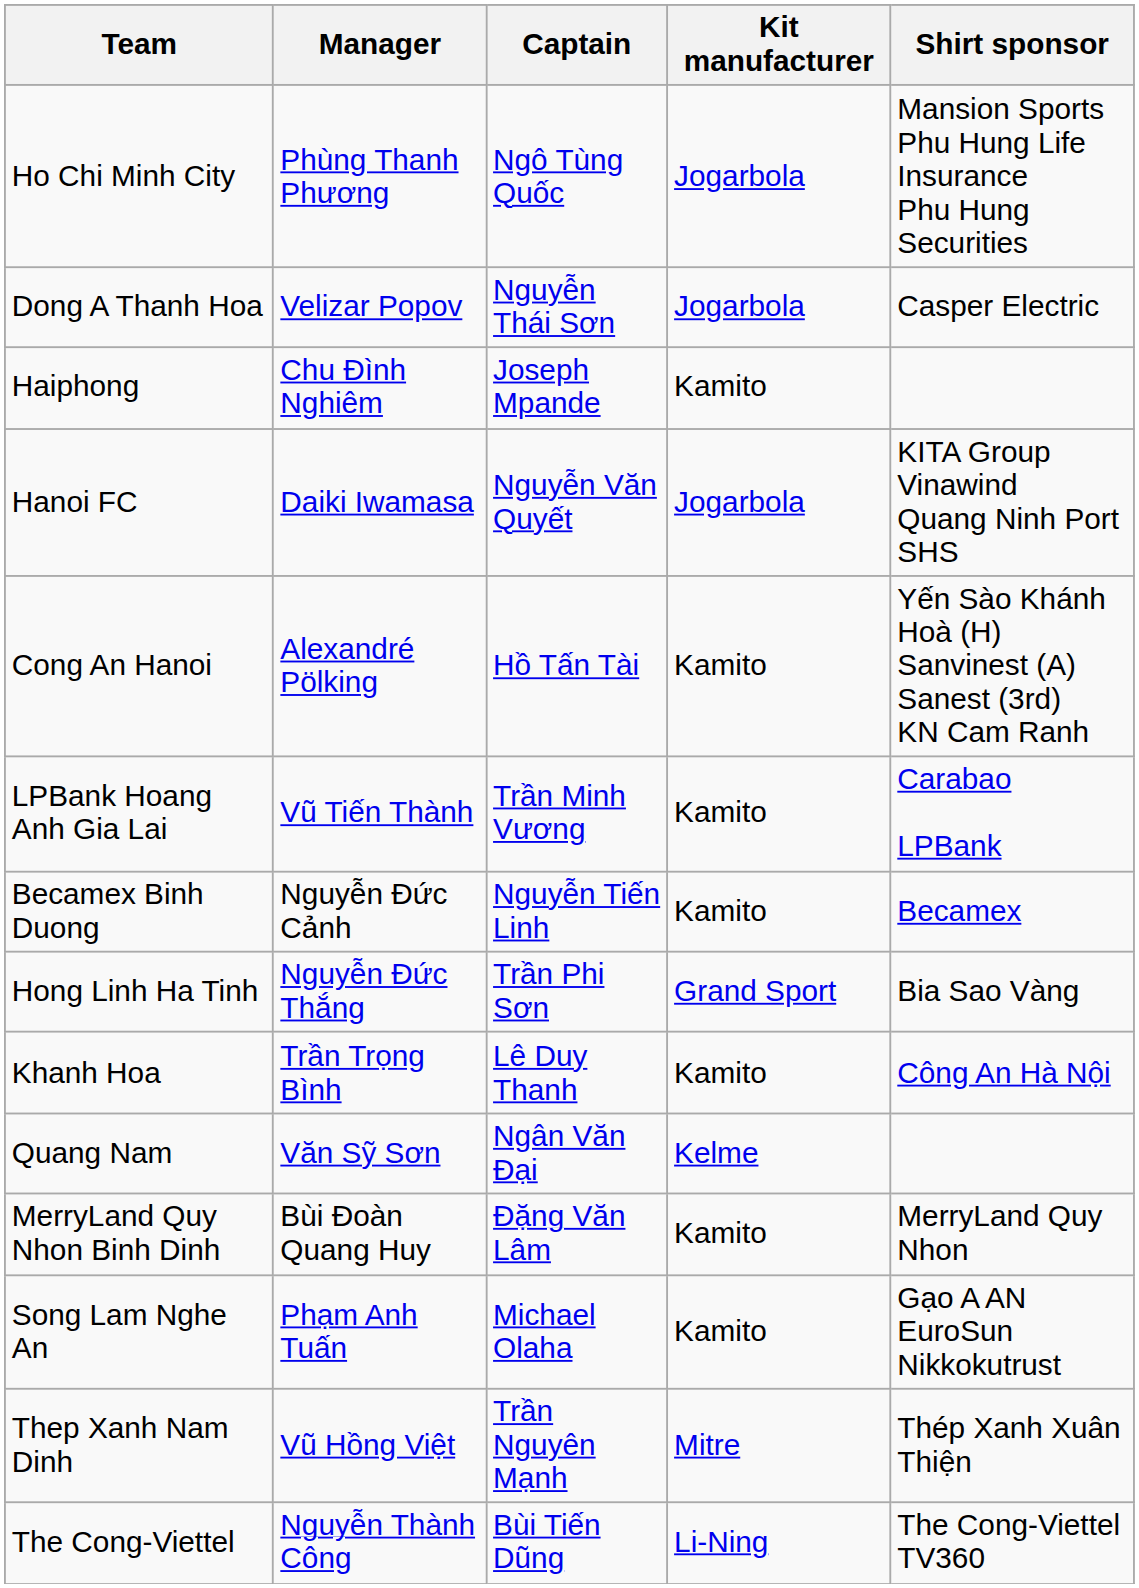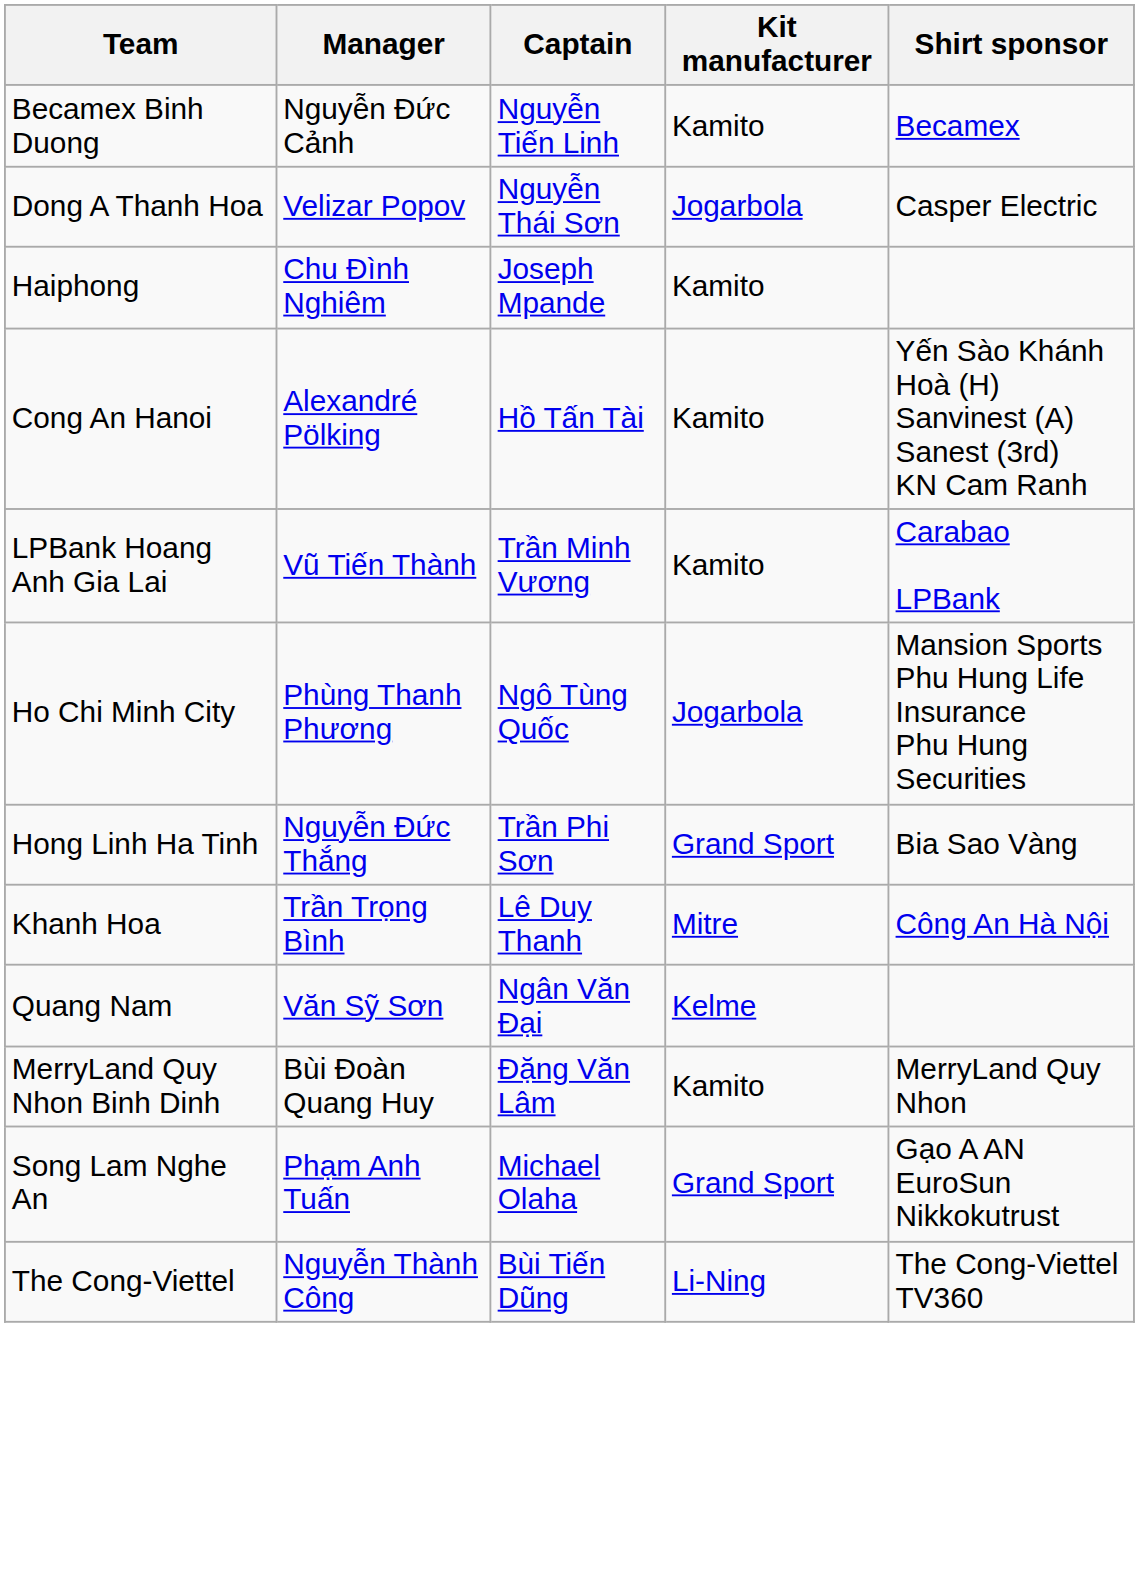rows swapped: (108, 910) <-> (123, 175)
- row: (75, 501)
(720, 1072) Kamito -> (705, 924) Mitre
(720, 1331) Kamito -> (753, 1183) Grand Sport
- row: (120, 1445)
